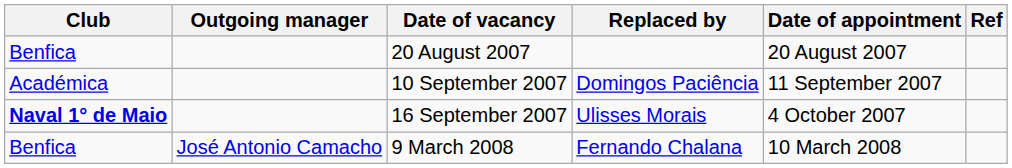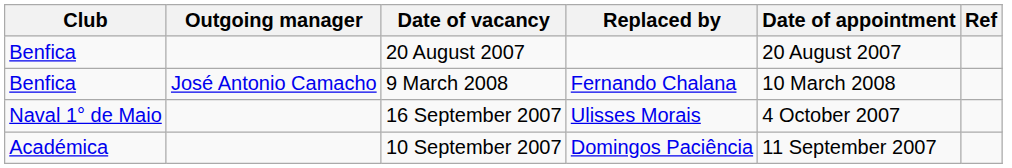rows swapped: (479, 83) <-> (453, 147)
(88, 115) bold -> (85, 115) normal
